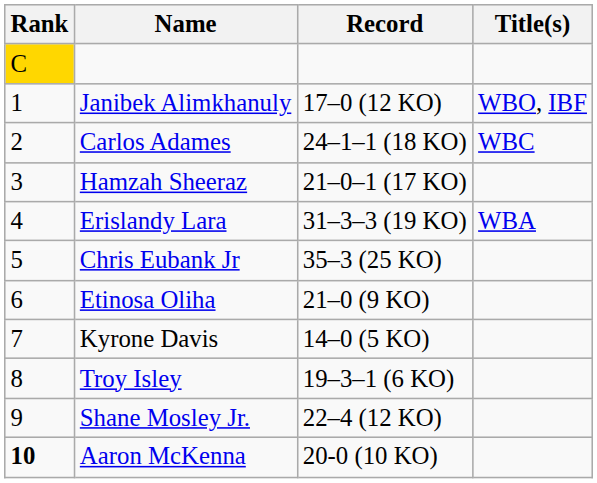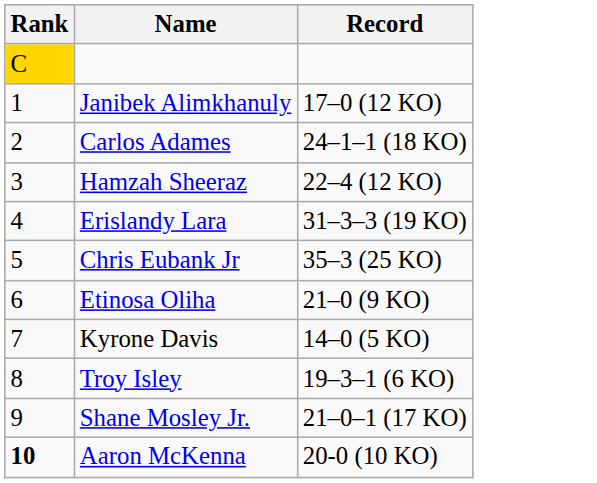- column: (533, 24)
(385, 181) 21–0–1 (17 KO) -> (372, 181) 22–4 (12 KO)
(372, 417) 22–4 (12 KO) -> (385, 417) 21–0–1 (17 KO)
